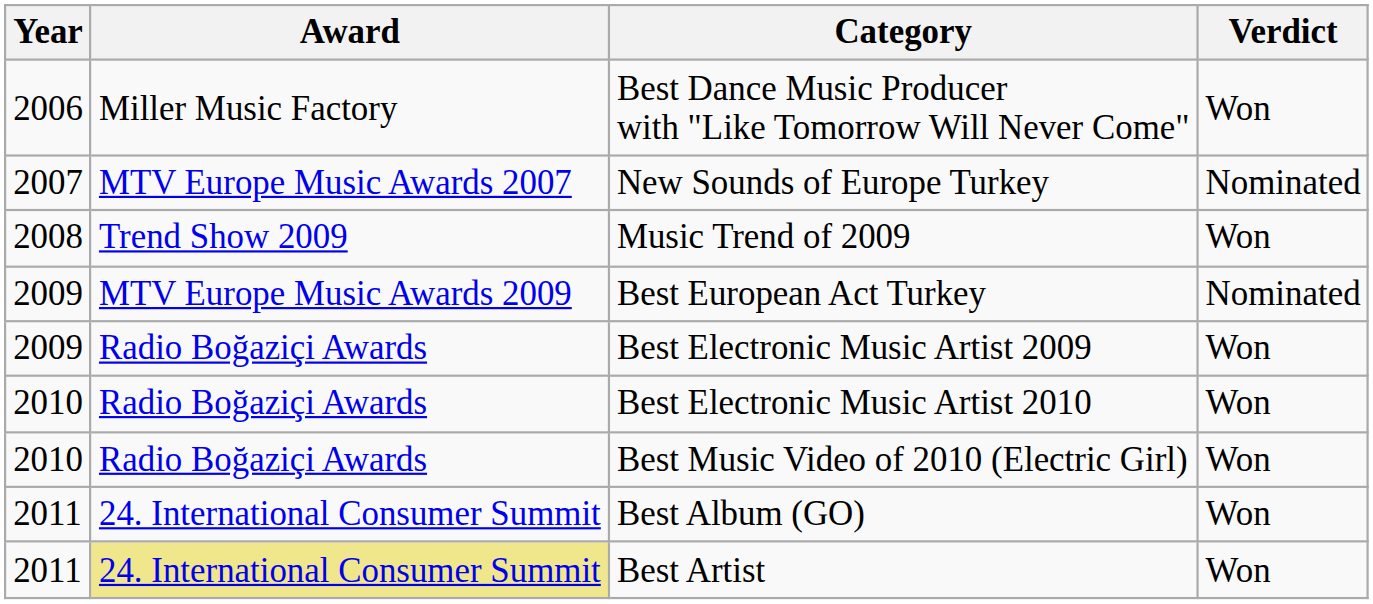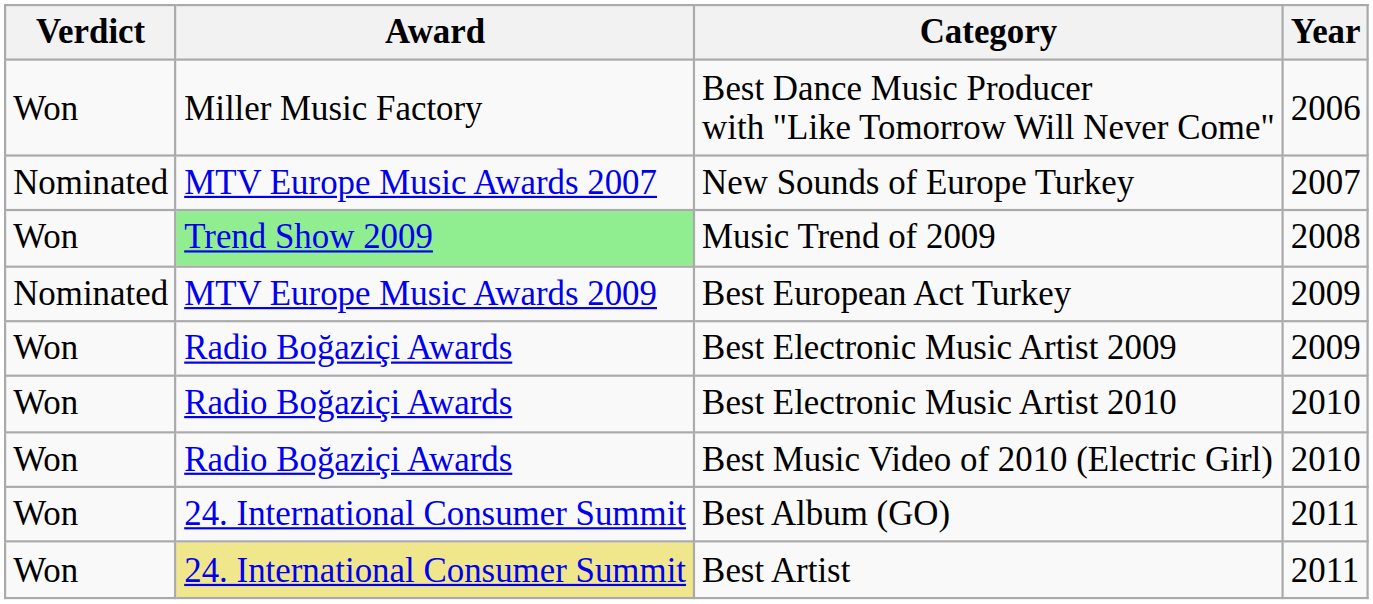columns swapped: (48, 32) <-> (1283, 32)
(223, 237) no background -> (309, 237) lightgreen background
